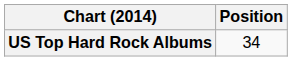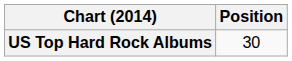(251, 42) 34 -> (251, 42) 30
